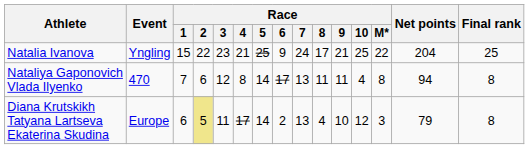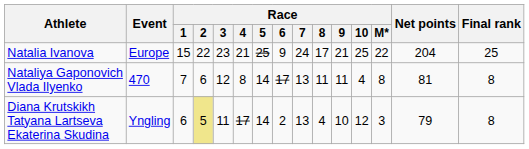(150, 53) Yngling -> (149, 53) Europe
(425, 80) 94 -> (425, 80) 81
(149, 121) Europe -> (150, 121) Yngling
